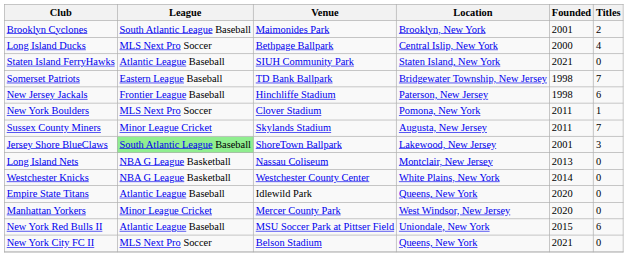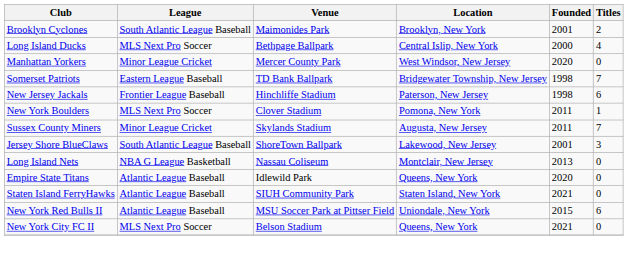rows swapped: (61, 62) <-> (46, 210)
(185, 144) lightgreen background -> (185, 144) no background
- row: (48, 177)
